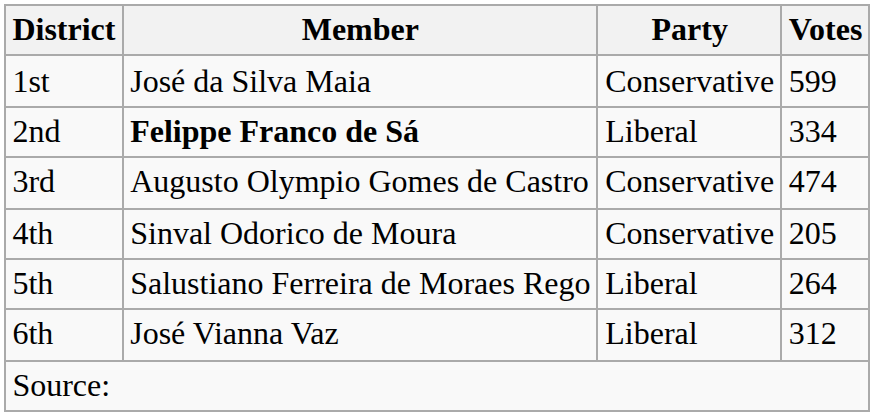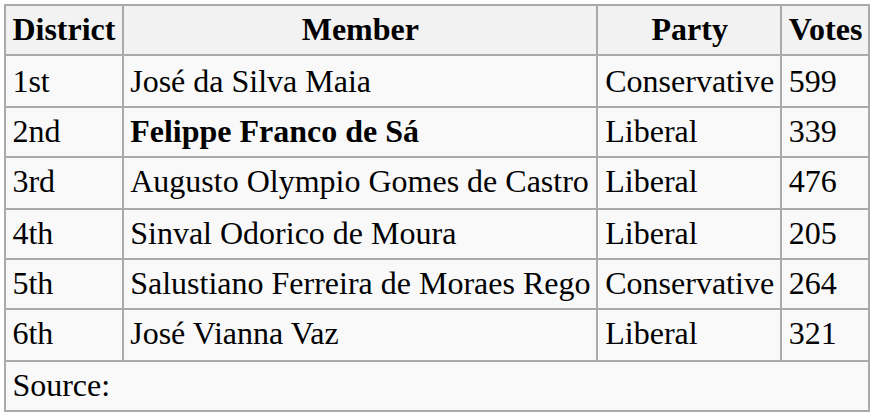(813, 131) 334 -> (813, 131) 339
(690, 182) Conservative -> (651, 182) Liberal
(813, 182) 474 -> (813, 182) 476
(690, 232) Conservative -> (651, 232) Liberal
(651, 283) Liberal -> (690, 283) Conservative
(813, 334) 312 -> (813, 334) 321
